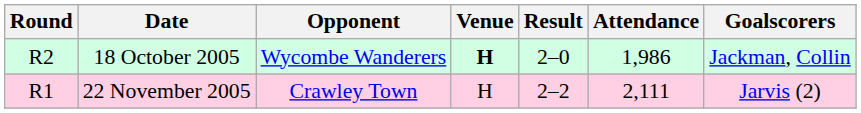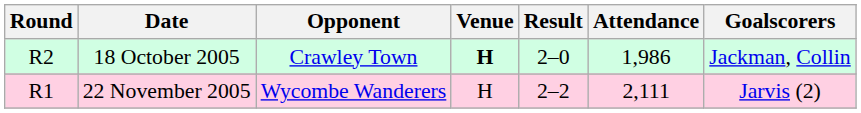(353, 56) Wycombe Wanderers -> (353, 56) Crawley Town
(353, 90) Crawley Town -> (353, 90) Wycombe Wanderers
